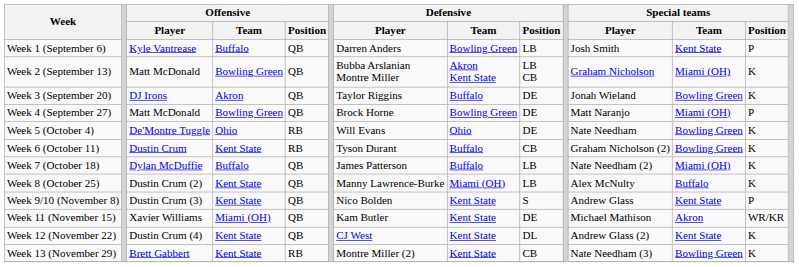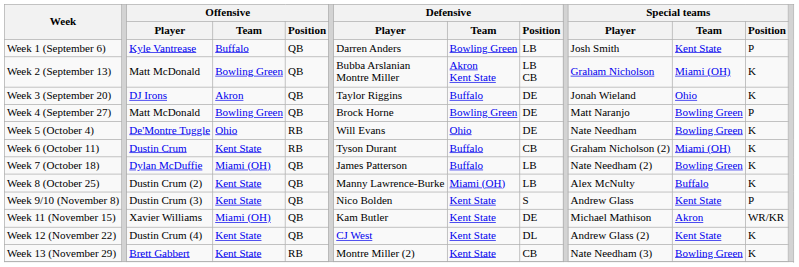(709, 95) Bowling Green -> (686, 95) Ohio
(703, 113) Miami (OH) -> (709, 113) Bowling Green
(709, 148) Bowling Green -> (703, 148) Miami (OH)
(232, 165) Buffalo -> (243, 165) Miami (OH)
(703, 165) Miami (OH) -> (709, 165) Bowling Green
